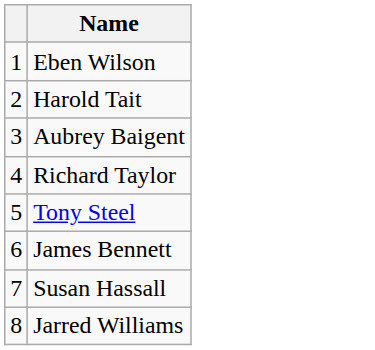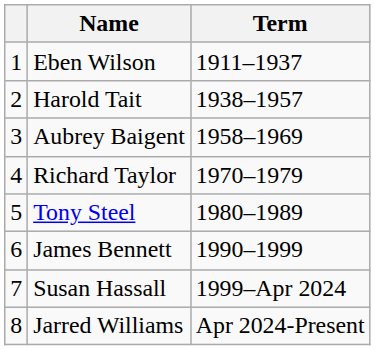+ column: (280, 23)
